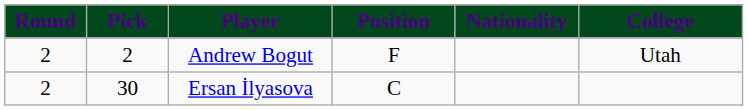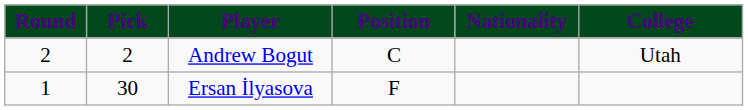(394, 54) F -> (394, 54) C
(46, 88) 2 -> (46, 88) 1
(394, 88) C -> (394, 88) F
